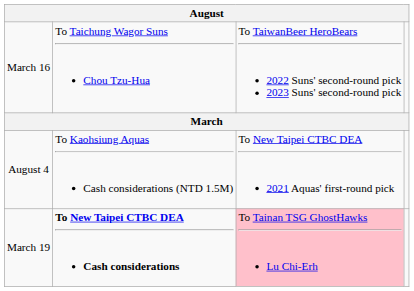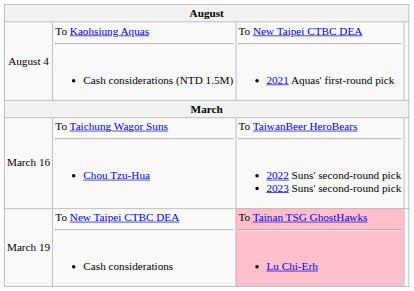rows swapped: (29, 169) <-> (29, 67)
(144, 242) bold -> (144, 242) normal
